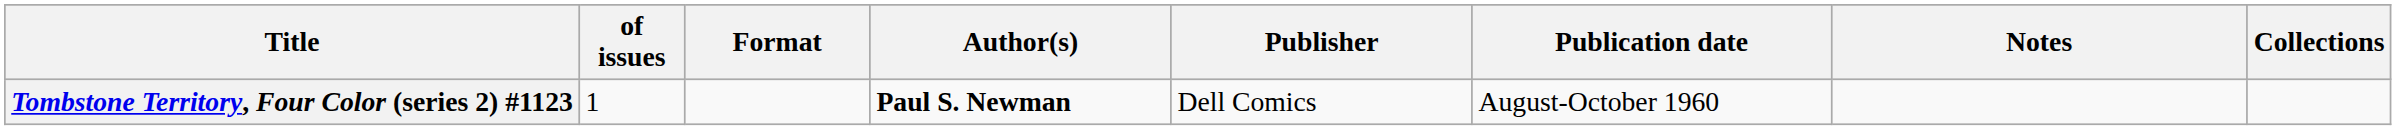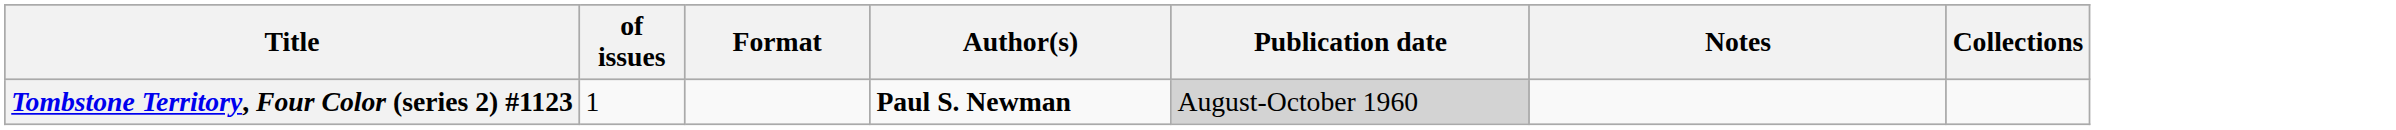- column: (1322, 42)
(1599, 101) no background -> (1298, 101) lightgrey background
